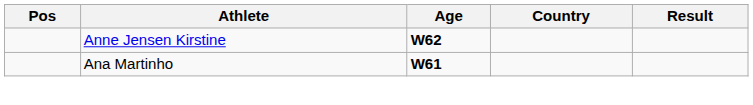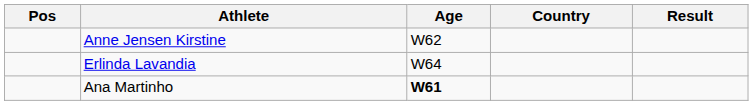(426, 40) bold -> (426, 40) normal
+ row: (140, 64)
